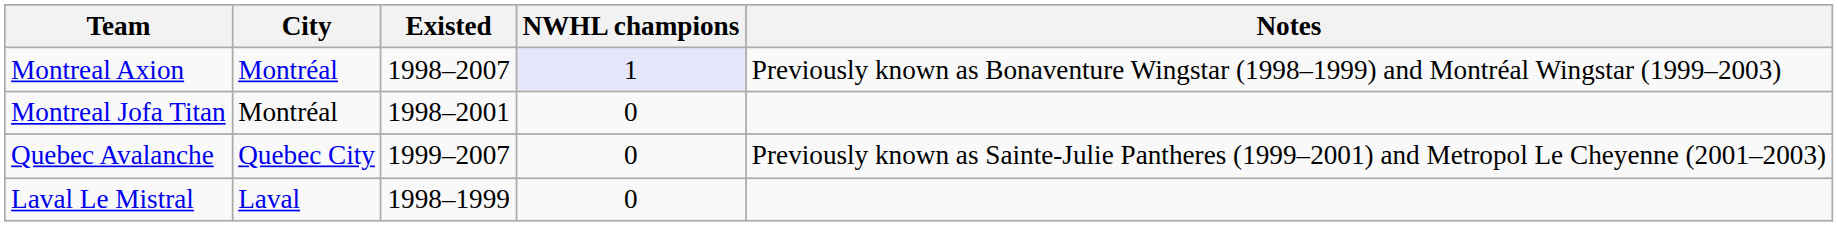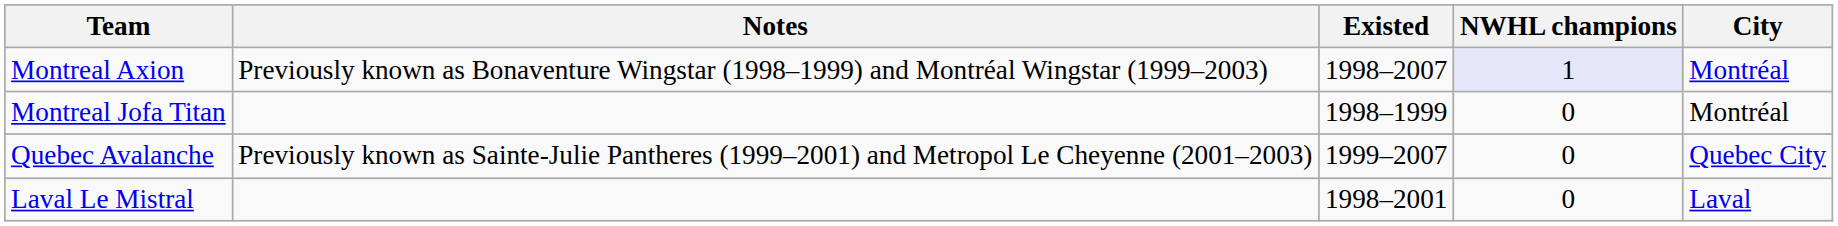columns swapped: (307, 26) <-> (1289, 26)
(449, 112) 1998–2001 -> (1386, 112) 1998–1999
(449, 198) 1998–1999 -> (1386, 198) 1998–2001
